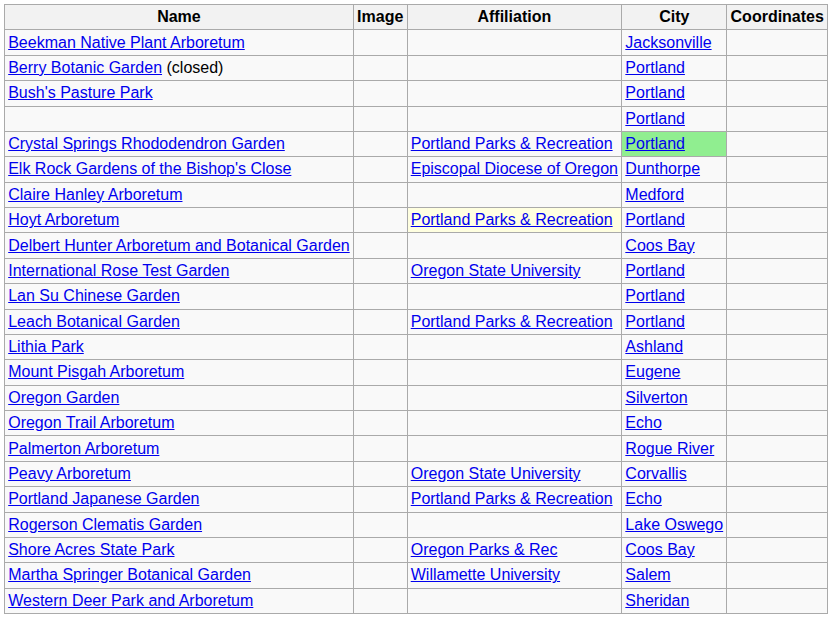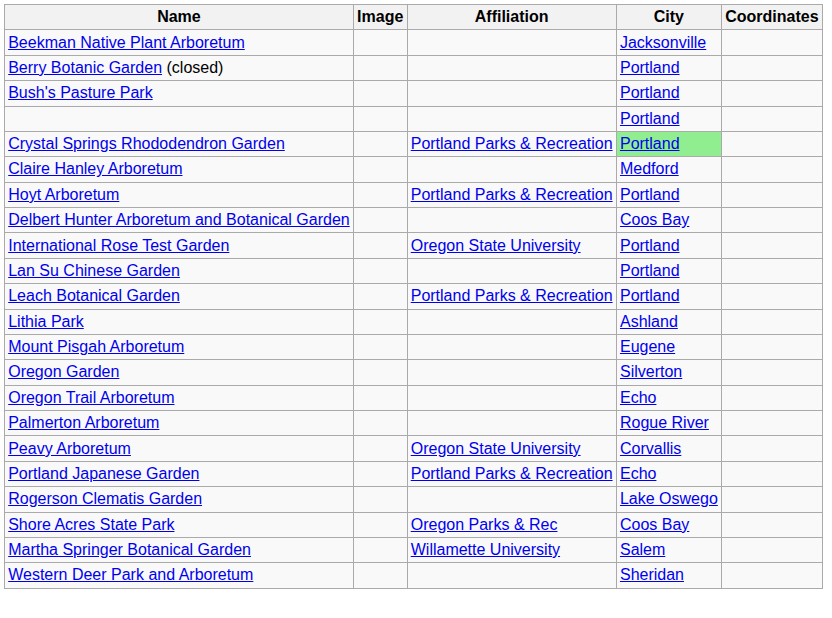- row: (150, 169)
(512, 220) lightyellow background -> (512, 194) no background
